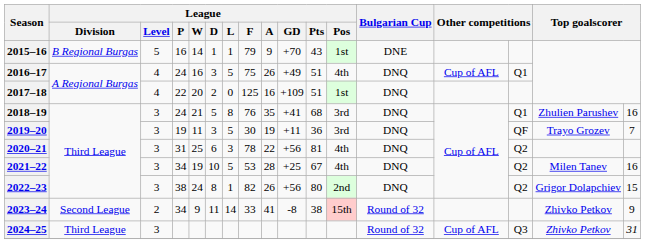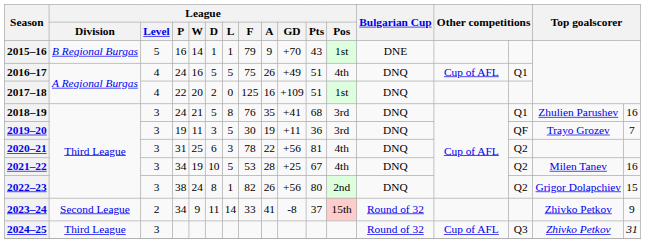(214, 72) 3 -> (214, 72) 5
(316, 209) 38 -> (316, 209) 37
